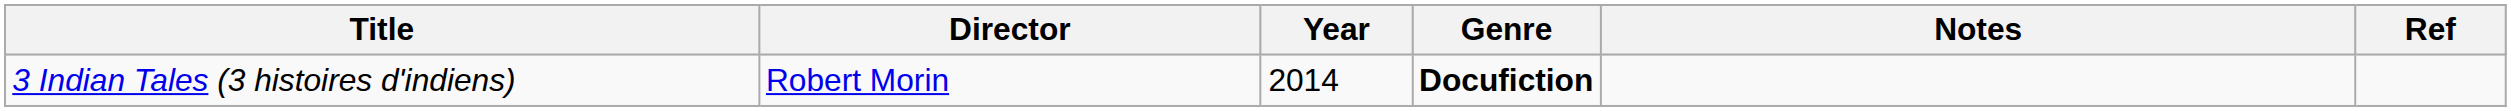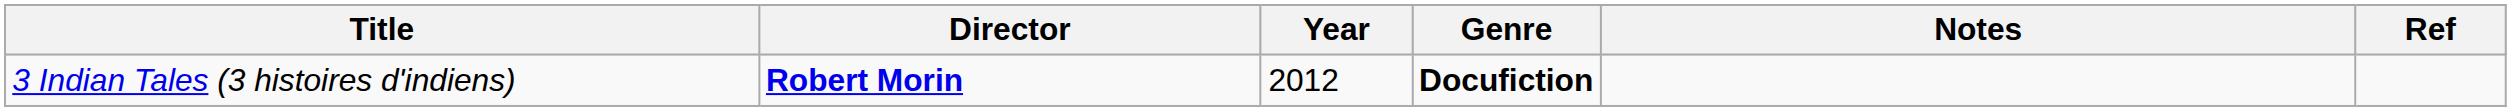(858, 79) normal -> (865, 79) bold
(1304, 79) 2014 -> (1304, 79) 2012
